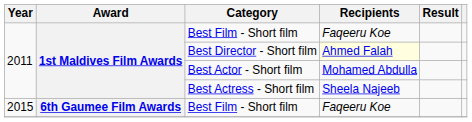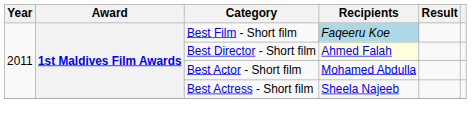(356, 32) no background -> (356, 32) lightblue background
- row: (20, 107)
